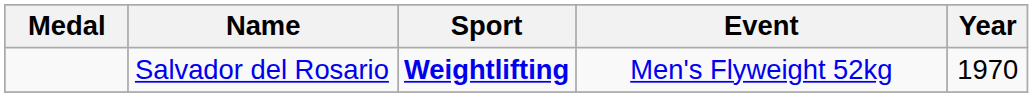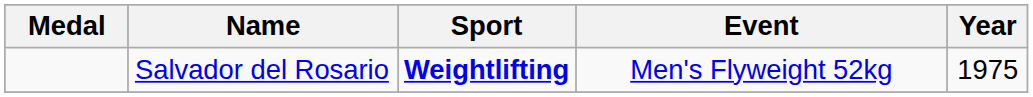(988, 69) 1970 -> (988, 69) 1975
